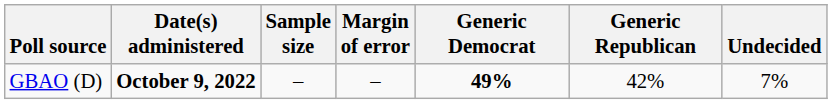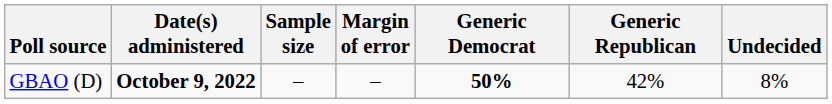(492, 80) 49% -> (492, 80) 50%
(774, 80) 7% -> (774, 80) 8%
